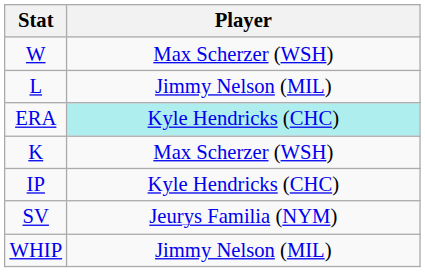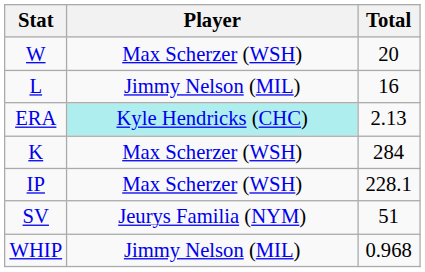+ column: (389, 20)
(243, 184) Kyle Hendricks (CHC) -> (212, 184) Max Scherzer (WSH)
